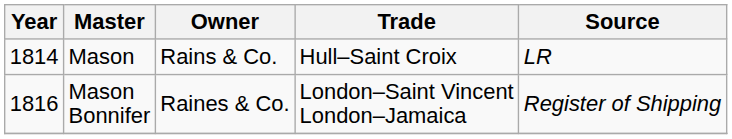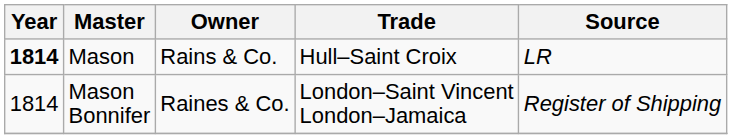(34, 56) normal -> (34, 56) bold
(34, 103) 1816 -> (34, 103) 1814
